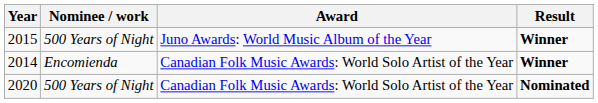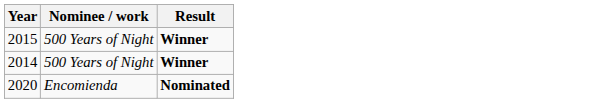- column: (337, 16)
(81, 62) Encomienda -> (99, 62) 500 Years of Night
(99, 86) 500 Years of Night -> (81, 86) Encomienda
